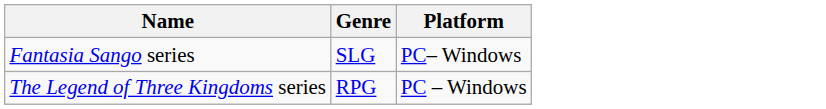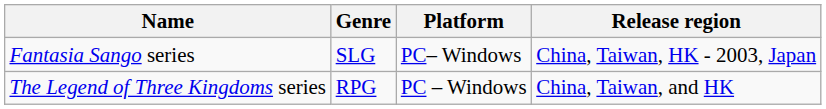+ column: (676, 21)
